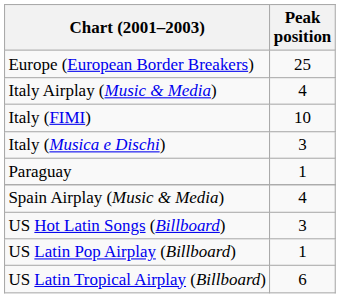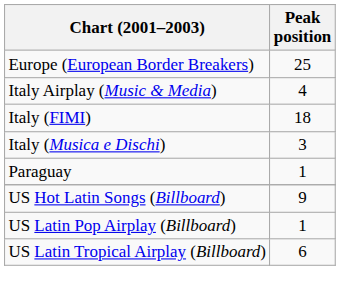(303, 117) 10 -> (303, 117) 18
- row: (116, 198)
(303, 225) 3 -> (303, 198) 9
